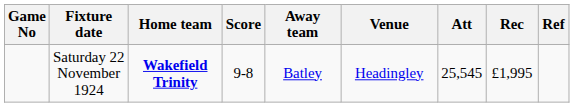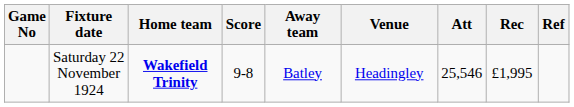(462, 73) 25,545 -> (462, 73) 25,546
